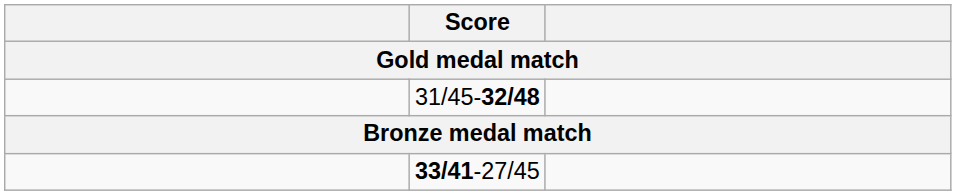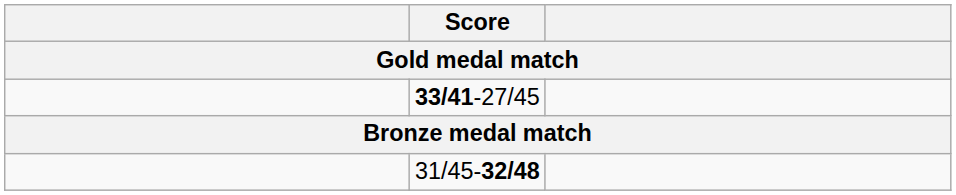rows swapped: (477, 97) <-> (477, 171)
